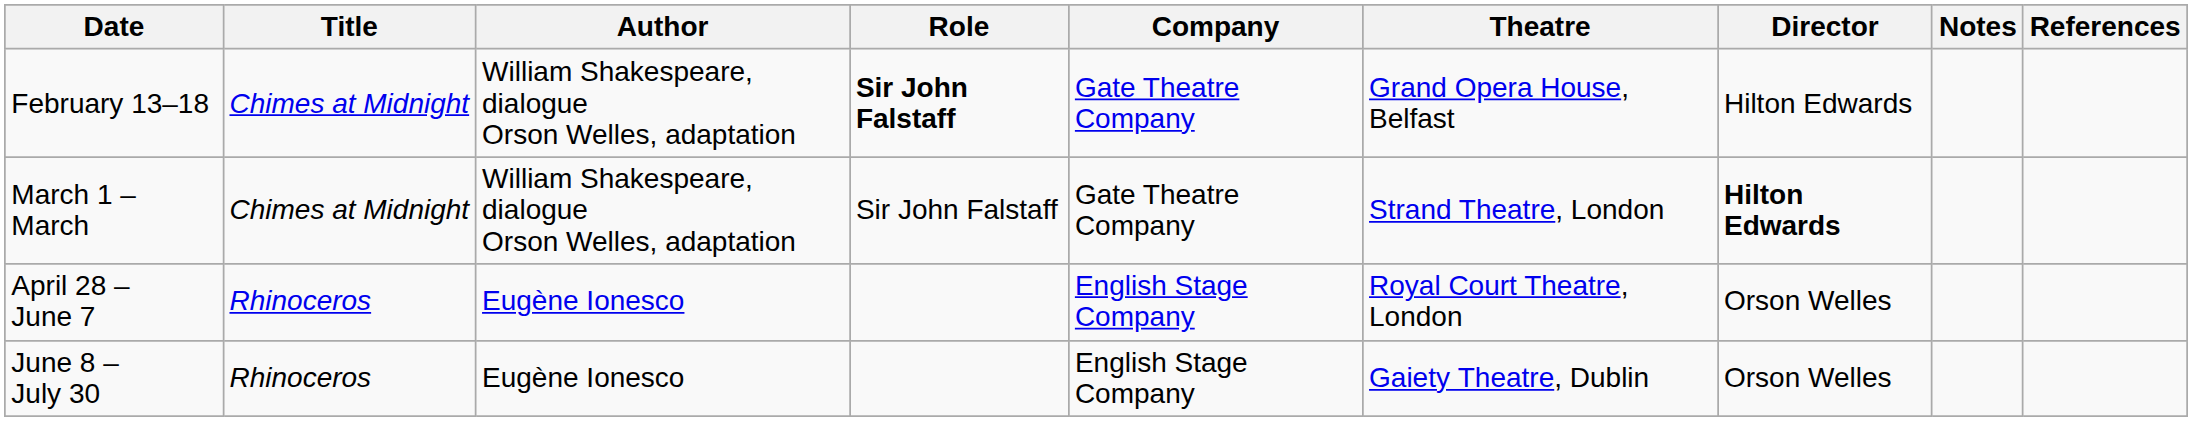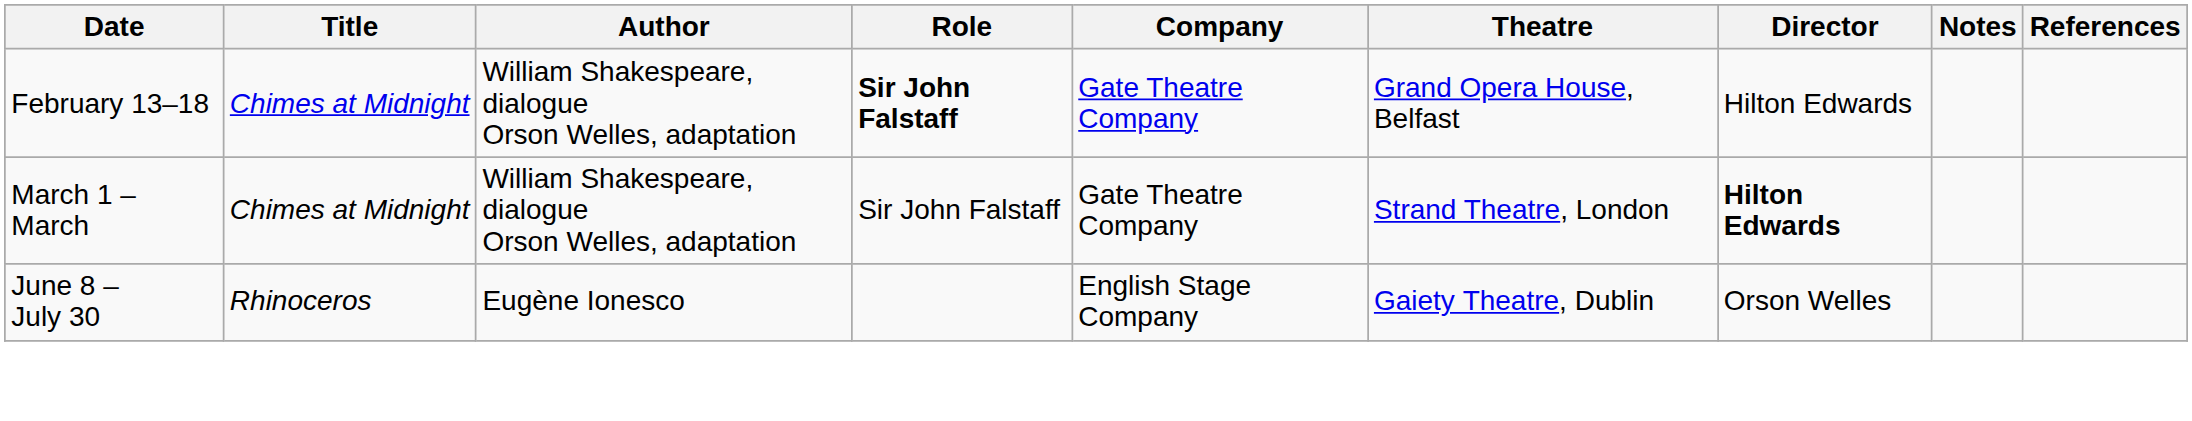- row: (70, 301)
